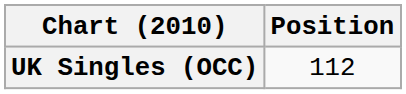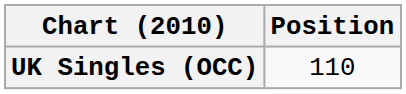(332, 68) 112 -> (332, 68) 110
